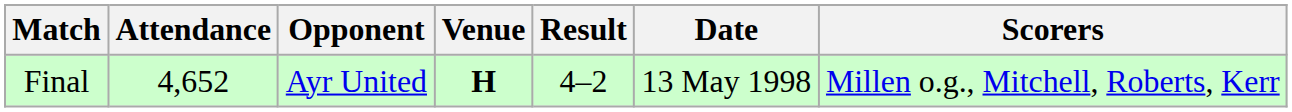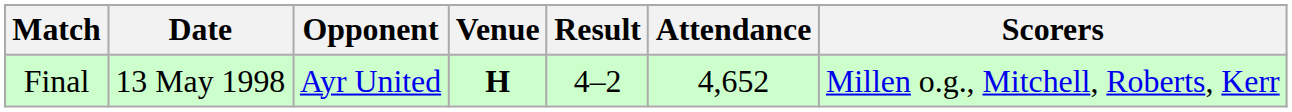columns swapped: (726, 29) <-> (193, 29)
